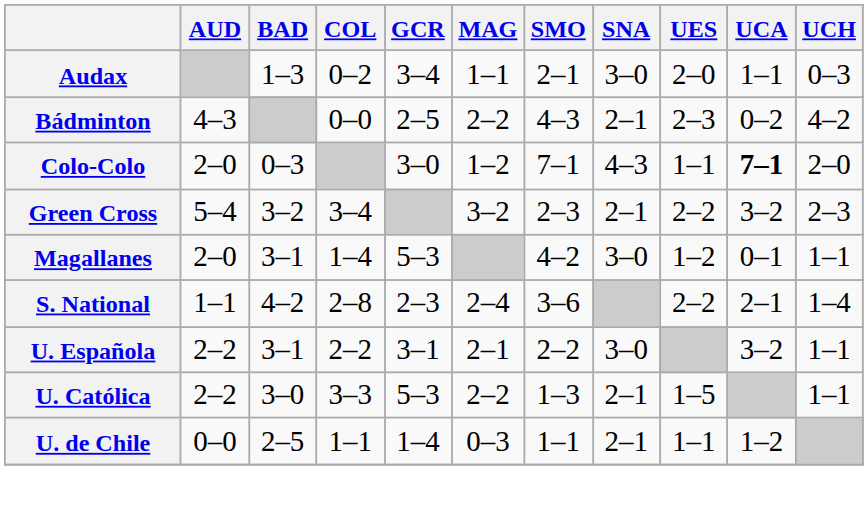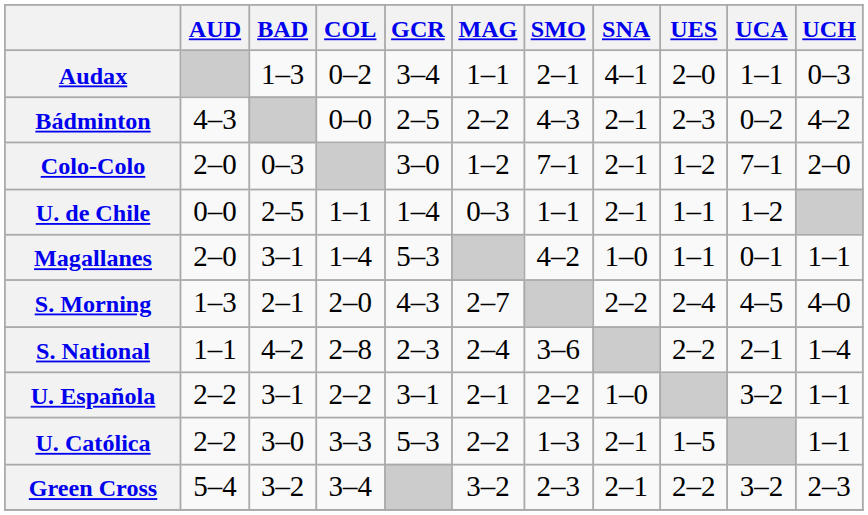(626, 73) 3–0 -> (626, 73) 4–1
(626, 165) 4–3 -> (626, 165) 2–1
(694, 165) 1–1 -> (694, 165) 1–2
(761, 165) bold -> (761, 165) normal
rows swapped: (93, 212) <-> (93, 442)
(626, 257) 3–0 -> (626, 257) 1–0
(694, 257) 1–2 -> (694, 257) 1–1
+ row: (93, 304)
(626, 348) 3–0 -> (626, 394) 1–0
